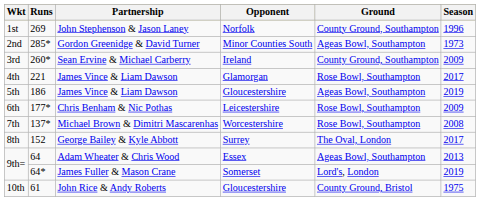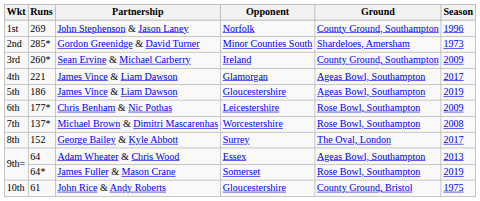(371, 44) Ageas Bowl, Southampton -> (363, 44) Shardeloes, Amersham
(369, 76) Rose Bowl, Southampton -> (371, 76) Ageas Bowl, Southampton
(348, 172) Lord's, London -> (369, 172) Rose Bowl, Southampton
